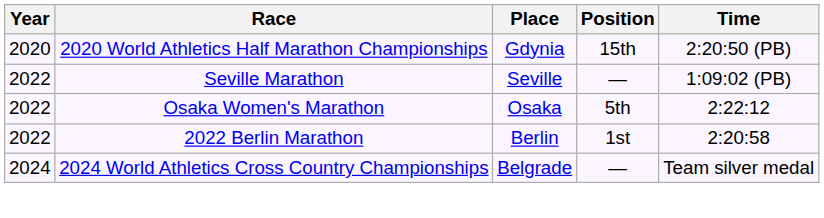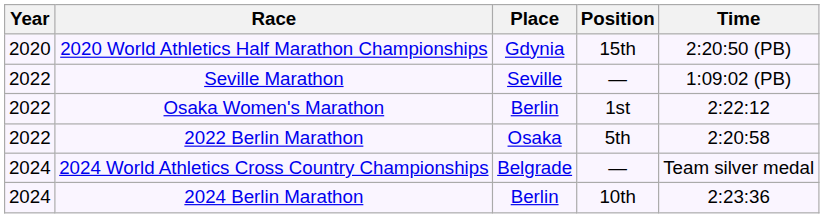(535, 108) Osaka -> (535, 108) Berlin
(618, 108) 5th -> (618, 108) 1st
(535, 138) Berlin -> (535, 138) Osaka
(618, 138) 1st -> (618, 138) 5th
+ row: (274, 197)
